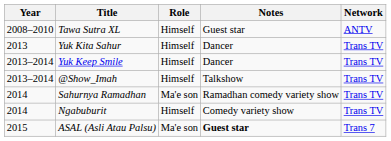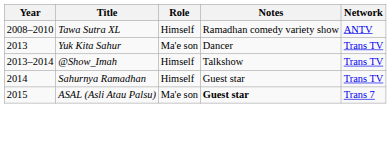(224, 29) Guest star -> (271, 29) Ramadhan comedy variety show
(177, 45) Himself -> (179, 45) Ma'e son
- row: (90, 62)
(179, 95) Ma'e son -> (177, 78) Himself
(271, 95) Ramadhan comedy variety show -> (224, 78) Guest star
- row: (82, 111)
